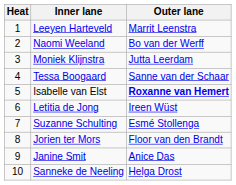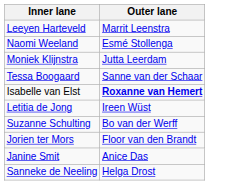- column: (18, 12)
(166, 44) Bo van der Werff -> (137, 44) Esmé Stollenga
(164, 124) Esmé Stollenga -> (140, 124) Bo van der Werff
